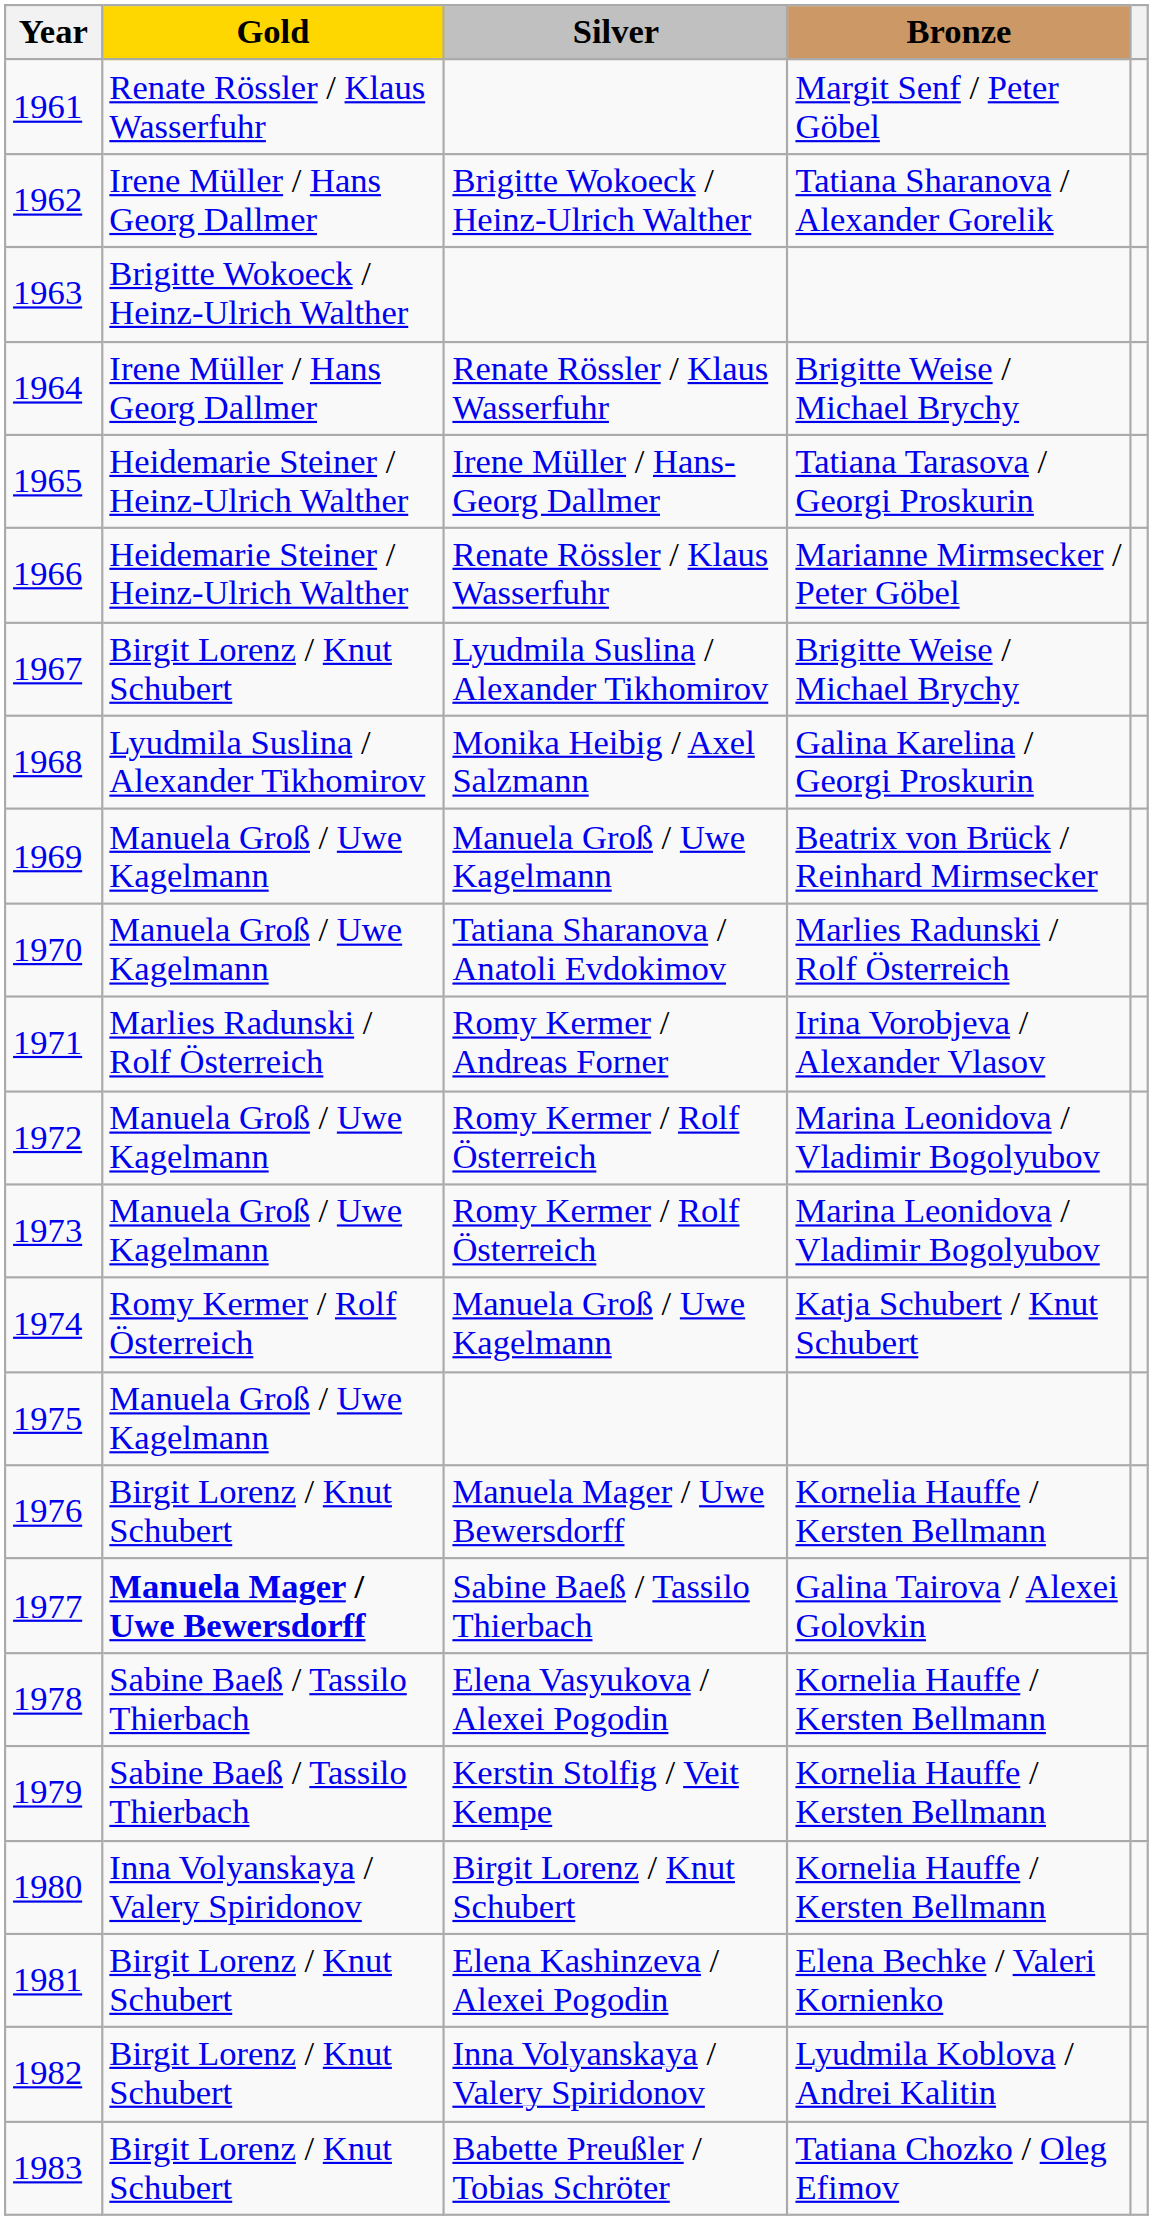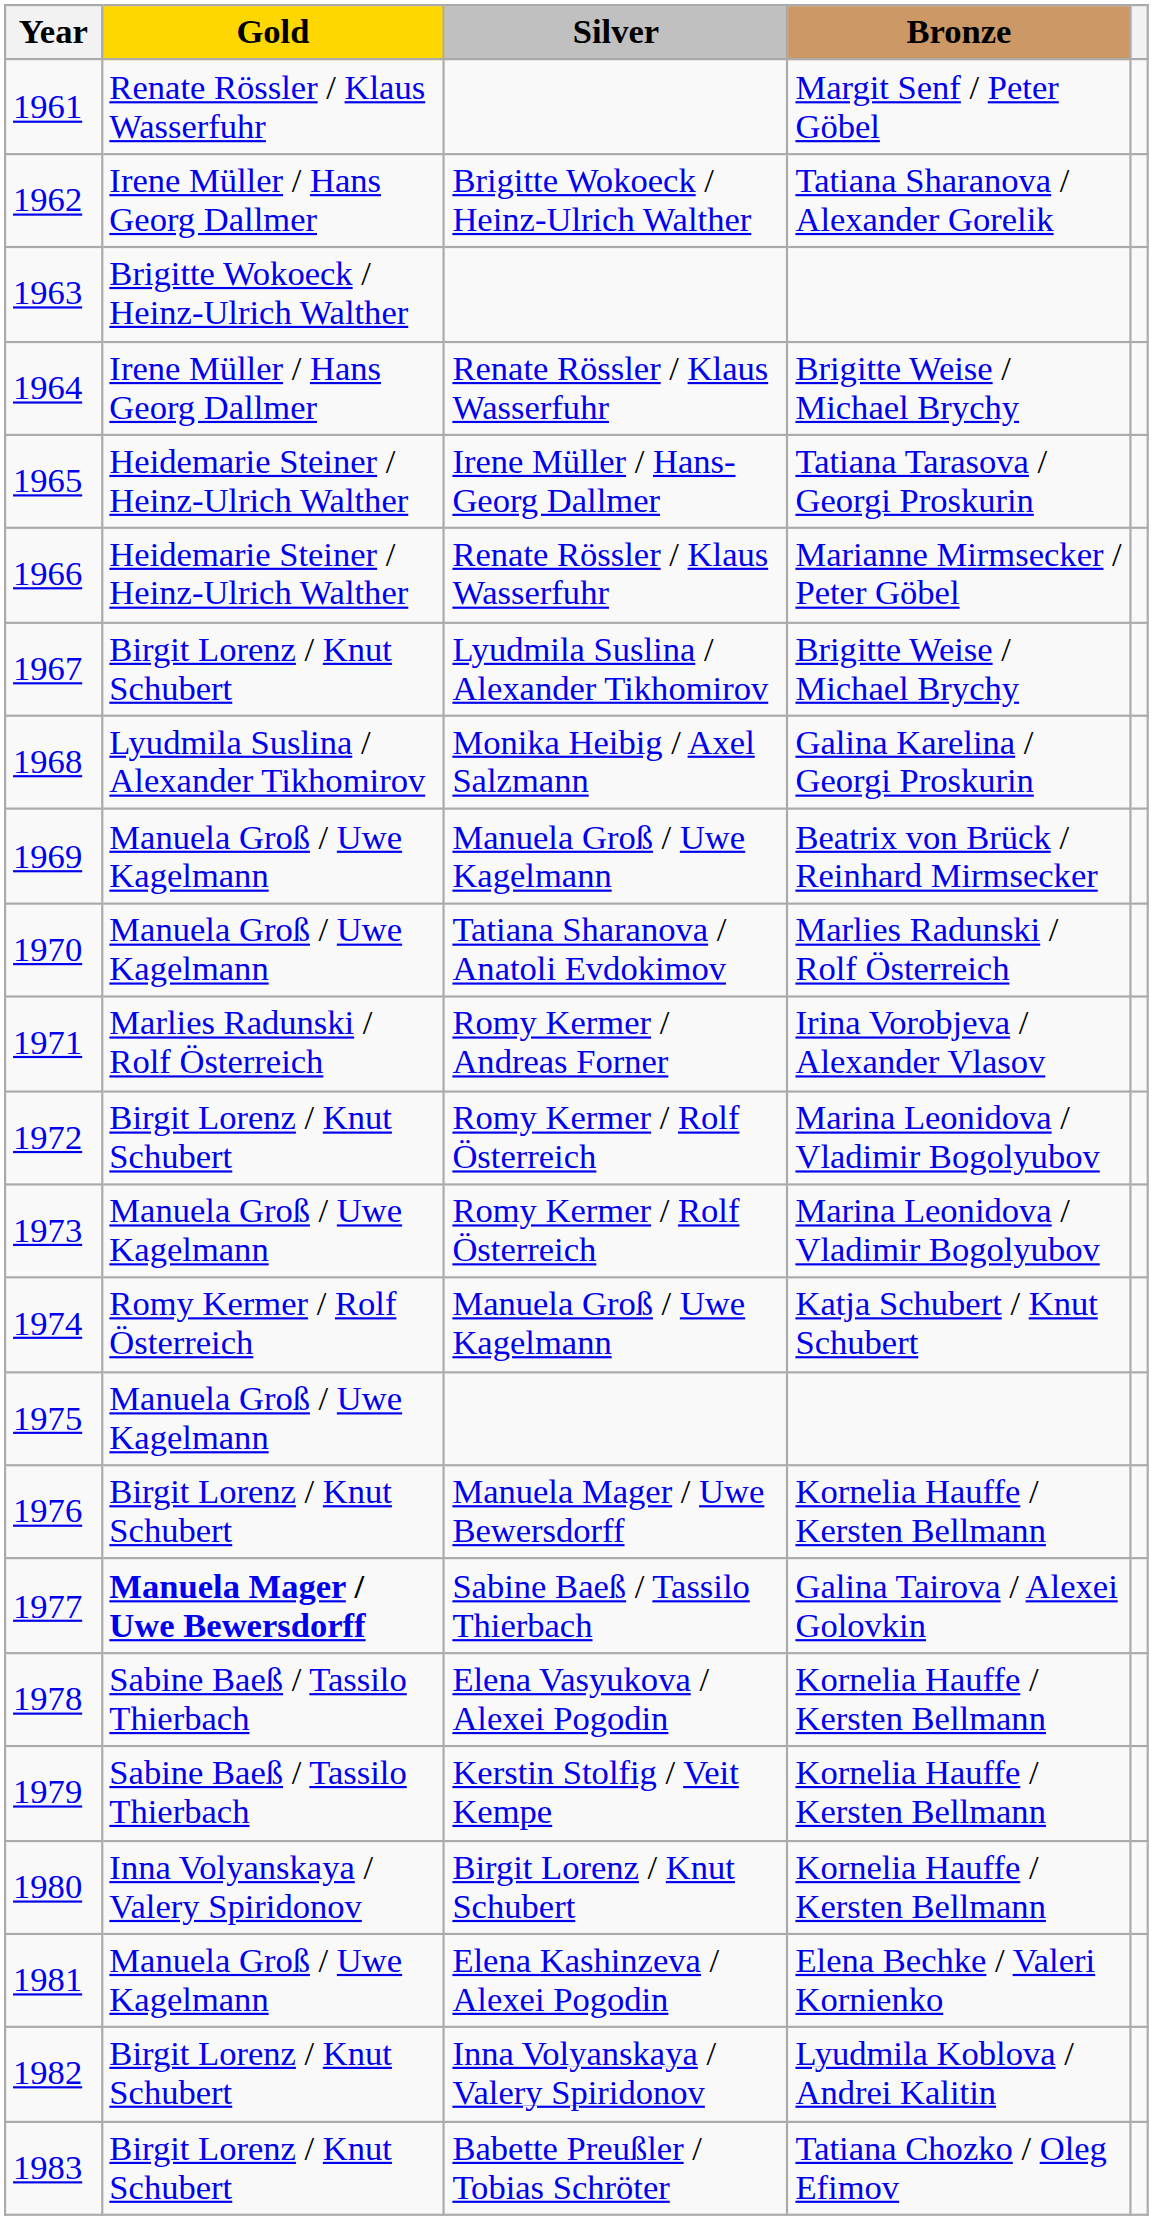(256, 1136) Manuela Groß / Uwe Kagelmann -> (251, 1136) Birgit Lorenz / Knut Schubert
(251, 1979) Birgit Lorenz / Knut Schubert -> (256, 1979) Manuela Groß / Uwe Kagelmann
